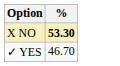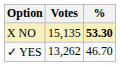+ column: (64, 13)
